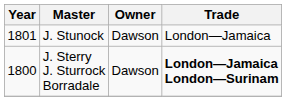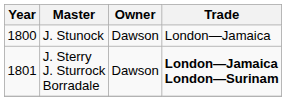(22, 35) 1801 -> (22, 35) 1800
(22, 71) 1800 -> (22, 71) 1801
